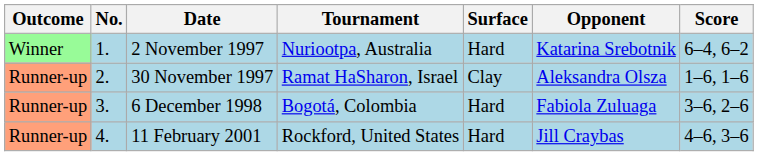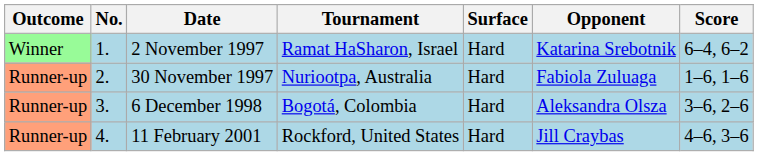(357, 48) Nuriootpa, Australia -> (370, 48) Ramat HaSharon, Israel
(370, 77) Ramat HaSharon, Israel -> (357, 77) Nuriootpa, Australia
(485, 77) Clay -> (486, 77) Hard
(601, 77) Aleksandra Olsza -> (596, 77) Fabiola Zuluaga
(596, 106) Fabiola Zuluaga -> (601, 106) Aleksandra Olsza
